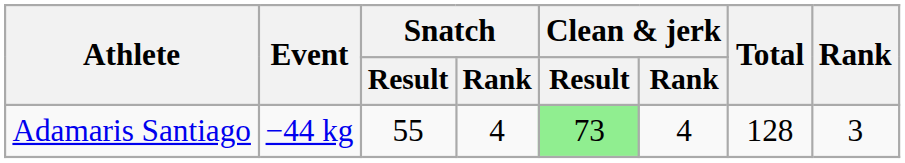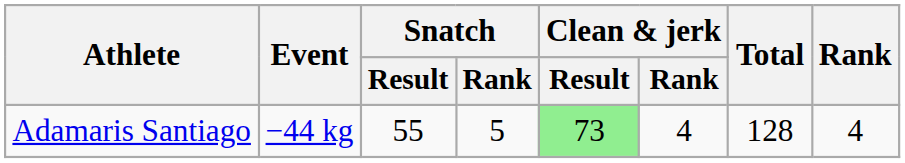(497, 130) 4 -> (497, 130) 5
(855, 130) 3 -> (855, 130) 4
